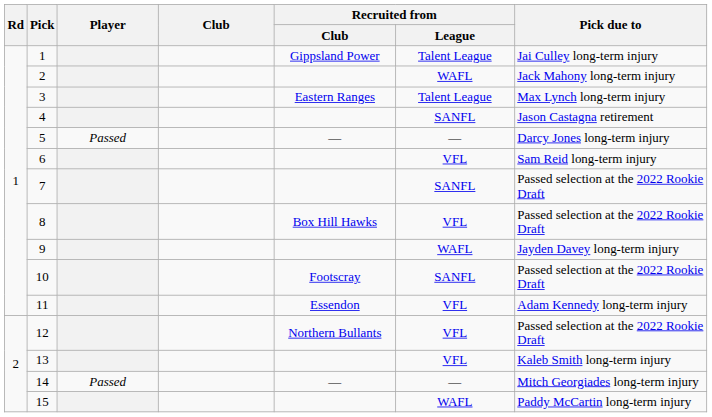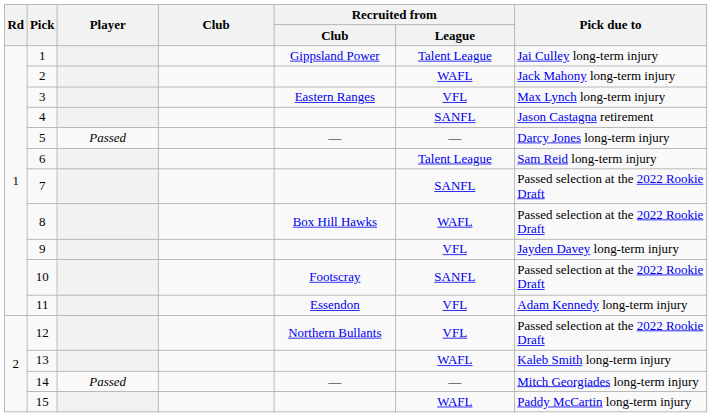(455, 96) Talent League -> (455, 96) VFL
(455, 158) VFL -> (455, 158) Talent League
(455, 221) VFL -> (455, 221) WAFL
(455, 249) WAFL -> (455, 249) VFL
(455, 360) VFL -> (455, 360) WAFL
